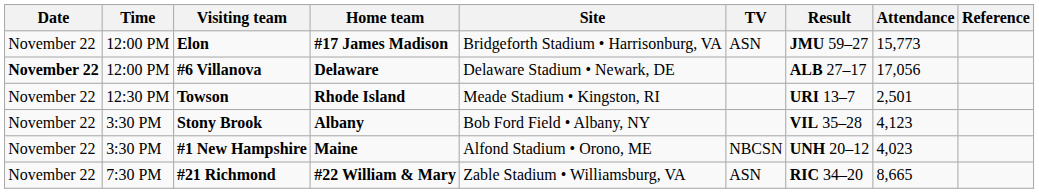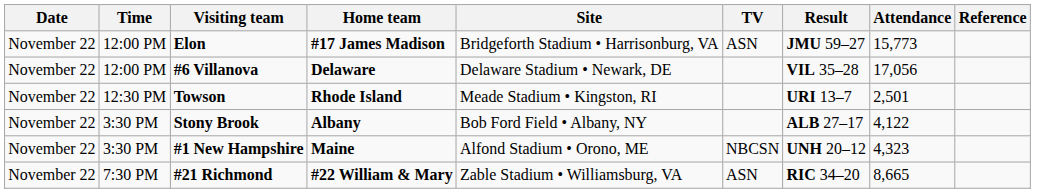(53, 70) bold -> (52, 70) normal
(828, 70) ALB 27–17 -> (823, 70) VIL 35–28
(826, 123) VIL 35–28 -> (825, 123) ALB 27–17
(894, 123) 4,123 -> (891, 123) 4,122
(894, 149) 4,023 -> (891, 149) 4,323
